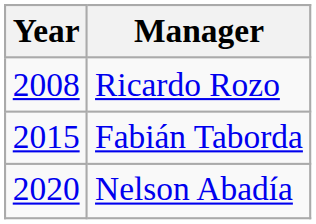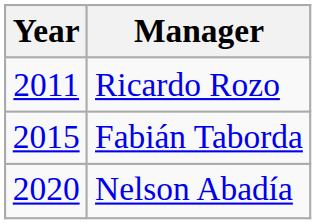(46, 84) 2008 -> (46, 84) 2011
